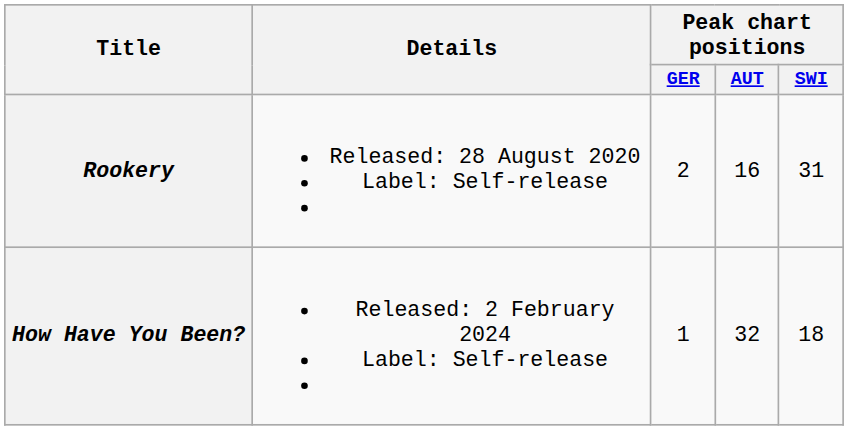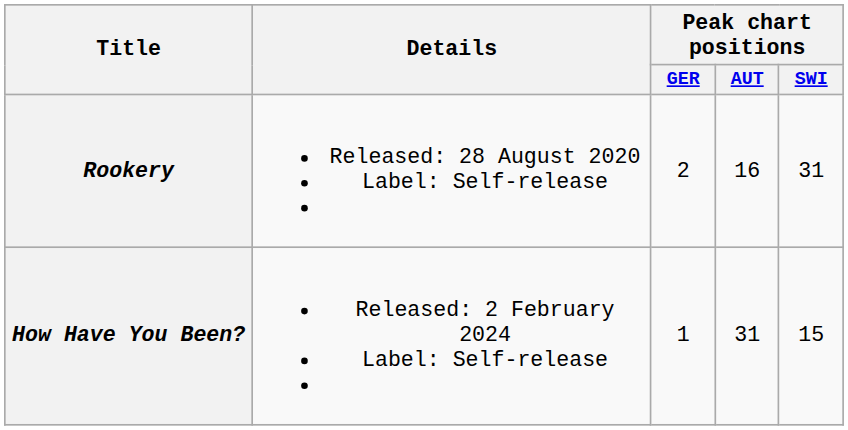(747, 336) 32 -> (747, 336) 31
(811, 336) 18 -> (811, 336) 15
